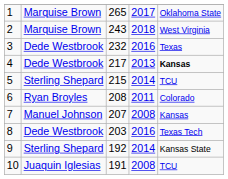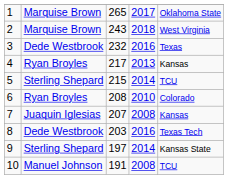(63, 64) Dede Westbrook -> (56, 64) Ryan Broyles
(175, 64) bold -> (174, 64) normal
(143, 98) 2011 -> (143, 98) 2010
(63, 115) Manuel Johnson -> (62, 115) Juaquin Iglesias
(117, 149) 192 -> (117, 149) 197
(62, 166) Juaquin Iglesias -> (63, 166) Manuel Johnson
